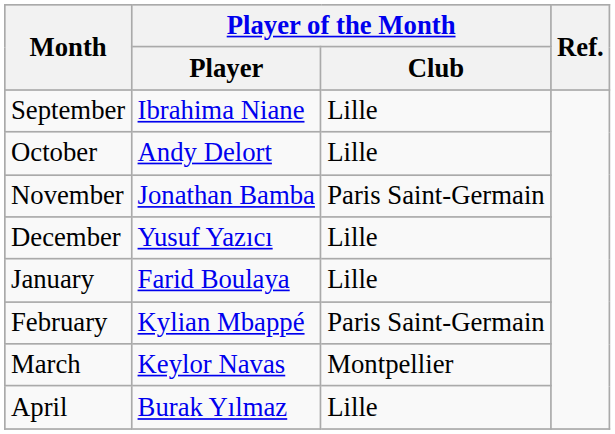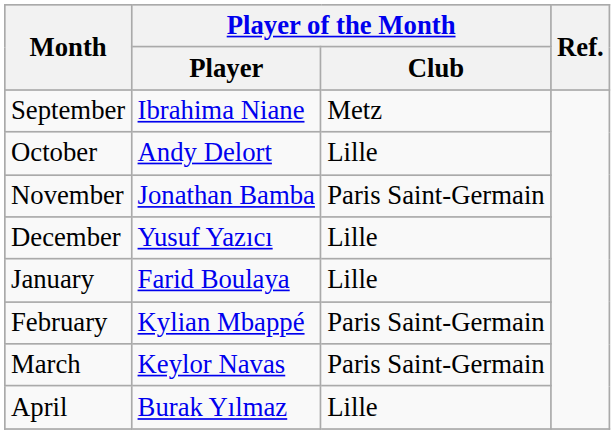(352, 110) Lille -> (355, 110) Metz
(390, 364) Montpellier -> (436, 364) Paris Saint-Germain
